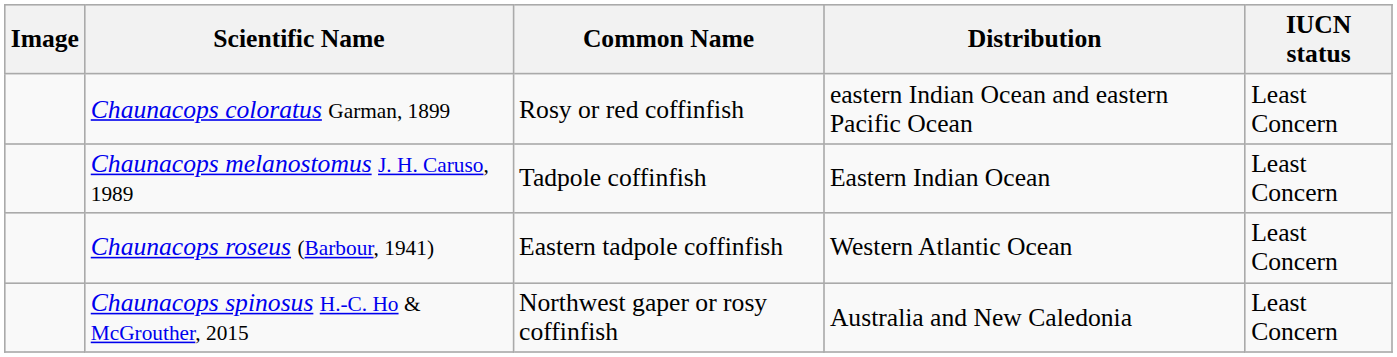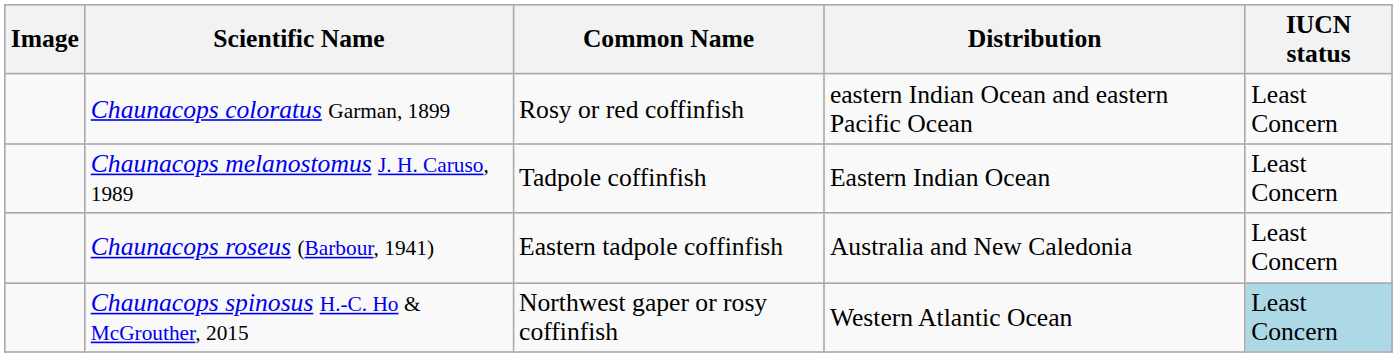(951, 247) Western Atlantic Ocean -> (981, 247) Australia and New Caledonia
(981, 316) Australia and New Caledonia -> (951, 316) Western Atlantic Ocean
(1294, 316) no background -> (1294, 316) lightblue background
